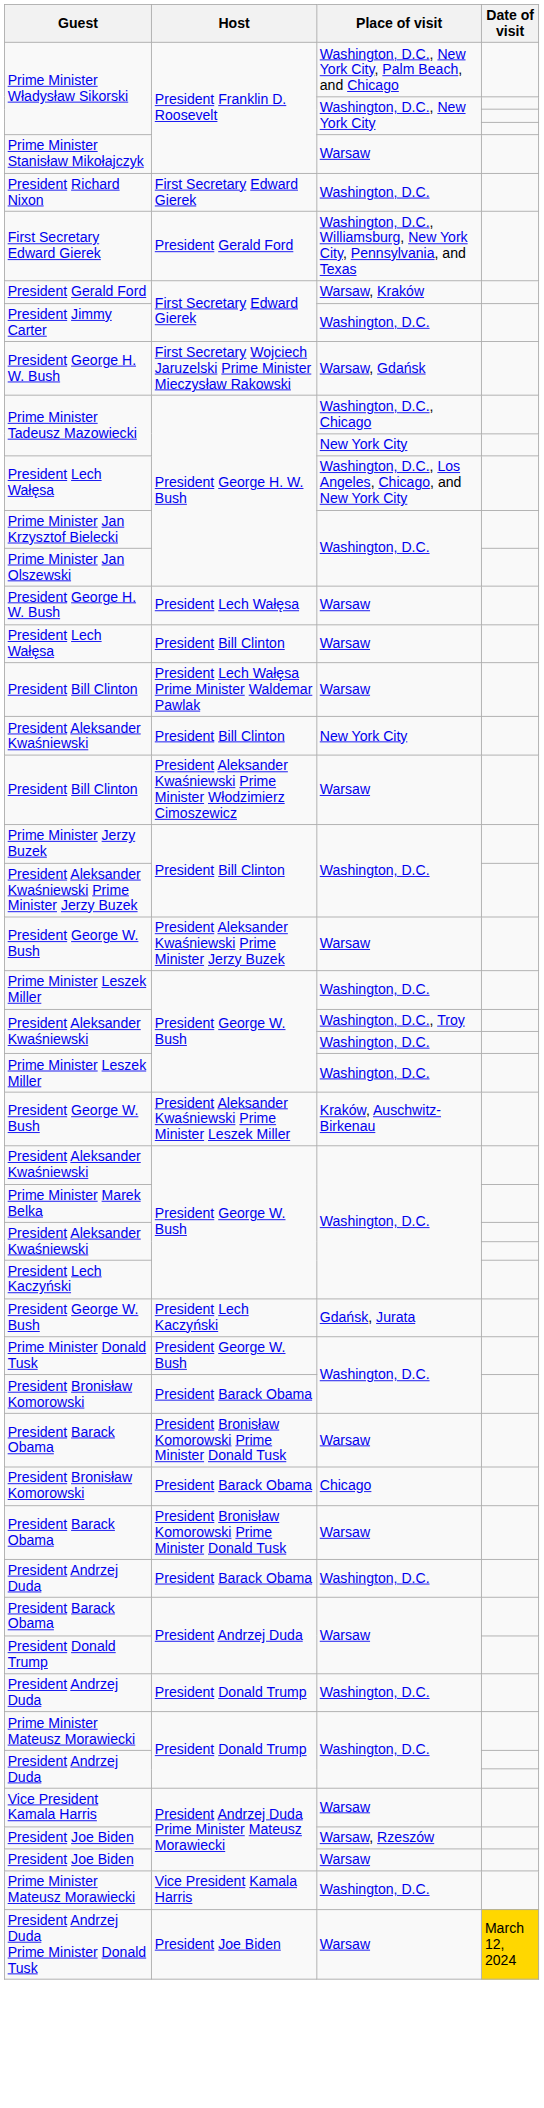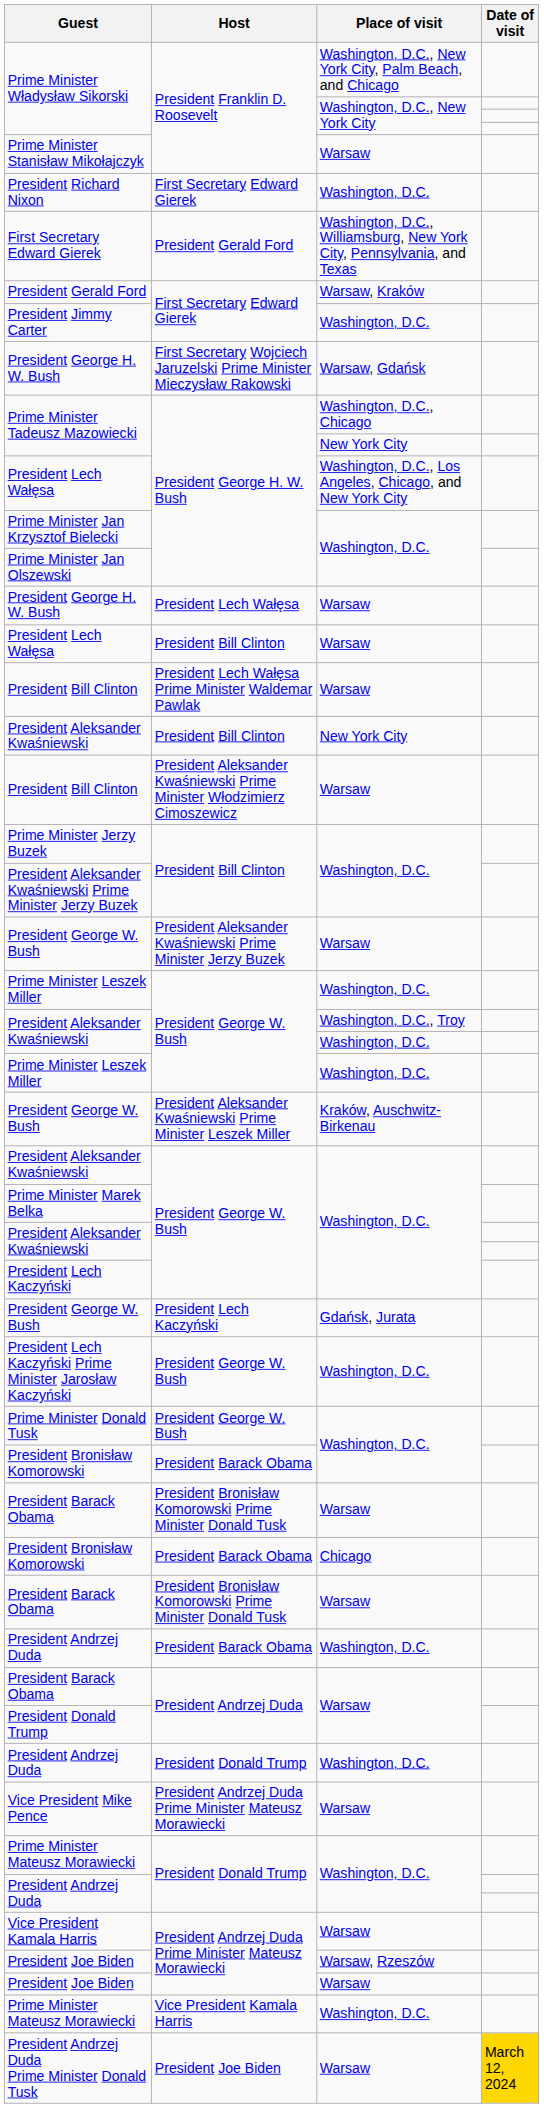+ row: (62, 1371)
+ row: (70, 1808)
